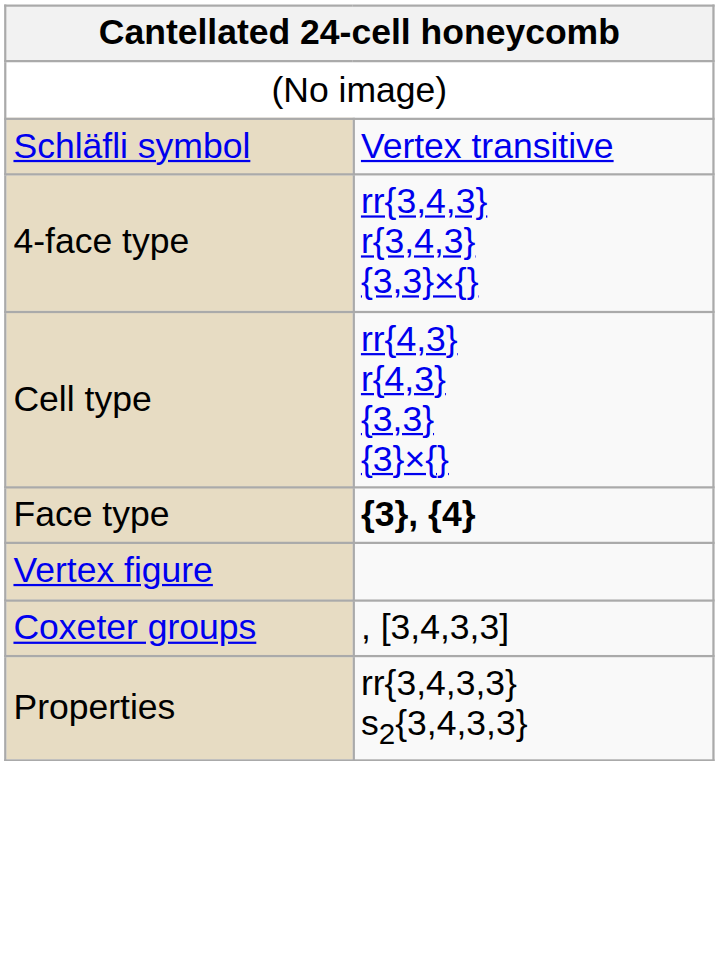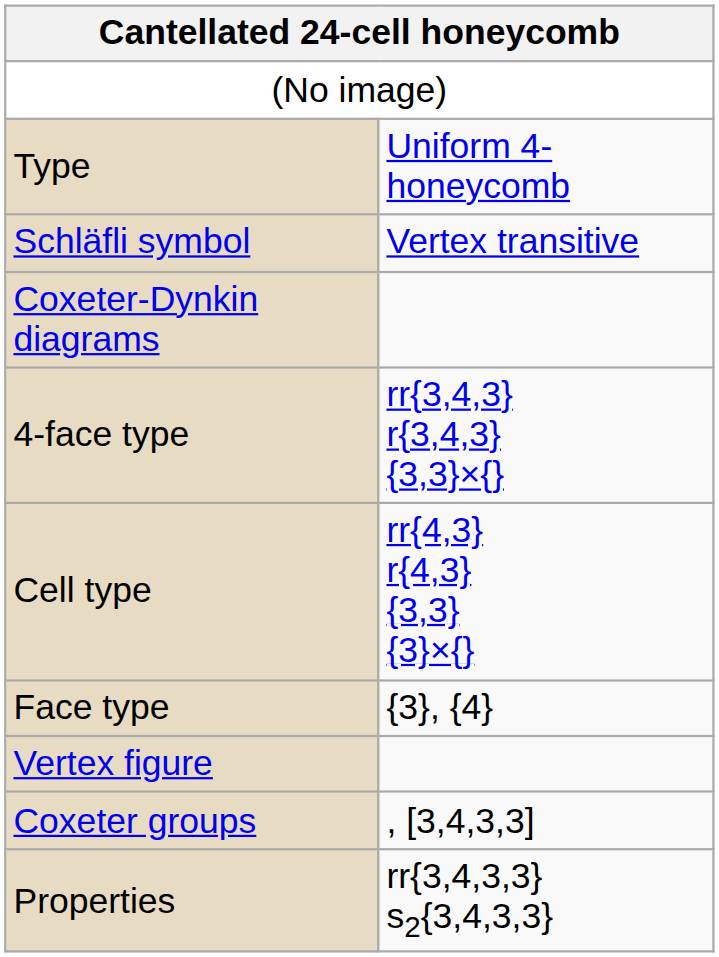+ row: (52, 165)
+ row: (136, 318)
(418, 514) bold -> (440, 707) normal
